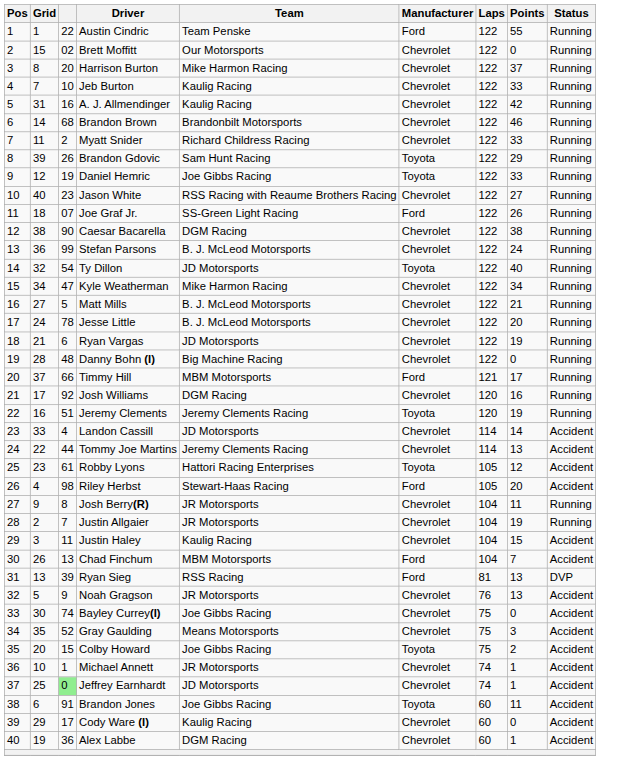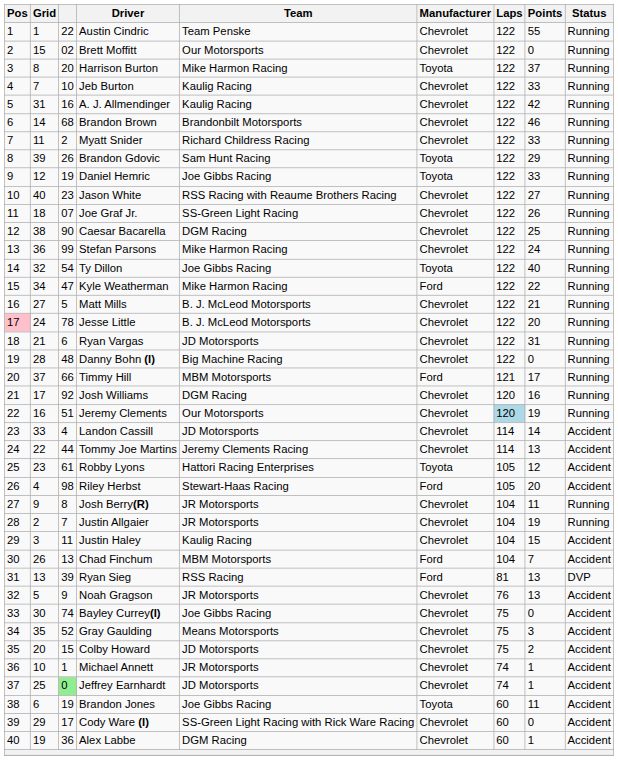(413, 31) Ford -> (444, 31) Chevrolet
(426, 67) Chevrolet -> (436, 67) Toyota
(413, 213) Ford -> (444, 213) Chevrolet
(516, 231) 38 -> (534, 231) 25
(246, 249) B. J. McLeod Motorsports -> (235, 249) Mike Harmon Racing
(220, 267) JD Motorsports -> (227, 267) Joe Gibbs Racing
(426, 285) Chevrolet -> (431, 285) Ford
(516, 285) 34 -> (534, 285) 22
(13, 322) no background -> (13, 322) pink background
(516, 340) 19 -> (534, 340) 31
(245, 413) Jeremy Clements Racing -> (223, 413) Our Motorsports
(418, 413) Toyota -> (444, 413) Chevrolet
(488, 413) no background -> (506, 413) lightblue background
(227, 649) Joe Gibbs Racing -> (220, 649) JD Motorsports
(418, 649) Toyota -> (444, 649) Chevrolet
(68, 704) 91 -> (68, 704) 19
(217, 722) Kaulig Racing -> (298, 722) SS-Green Light Racing with Rick Ware Racing
